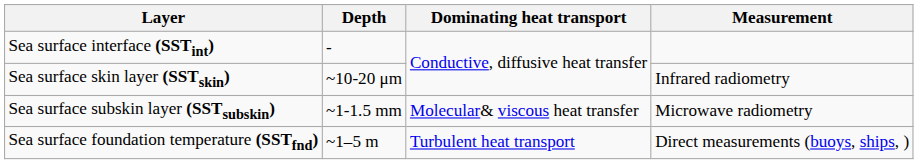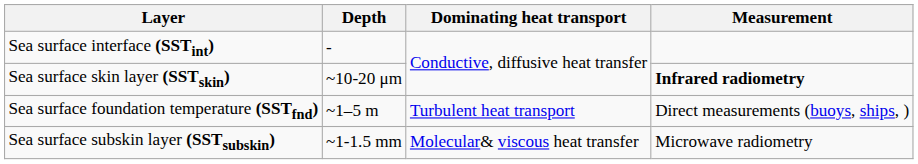(722, 79) normal -> (730, 79) bold
rows swapped: (142, 110) <-> (163, 142)
